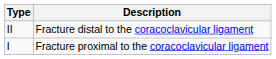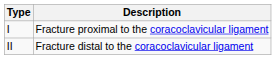rows swapped: (8, 46) <-> (10, 29)
